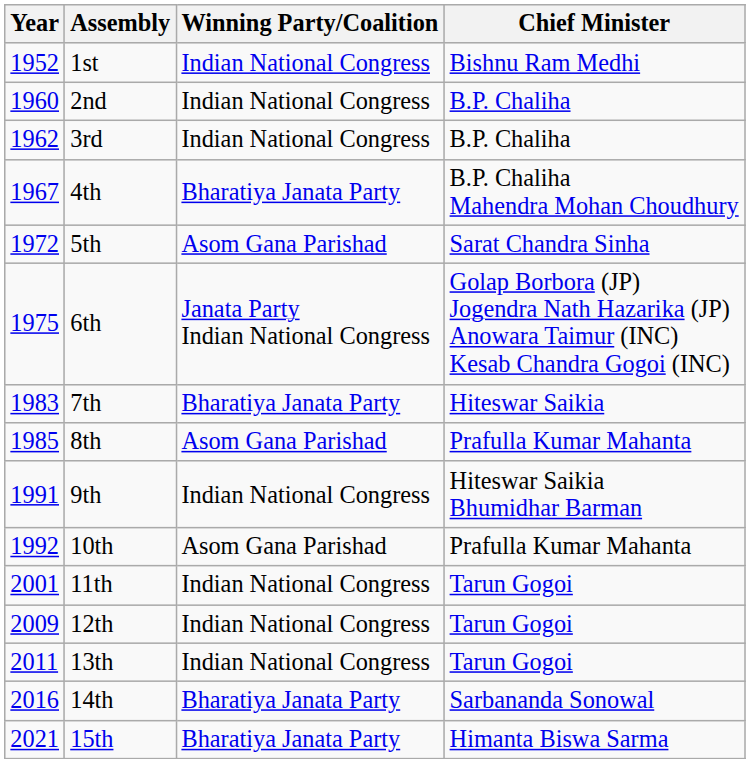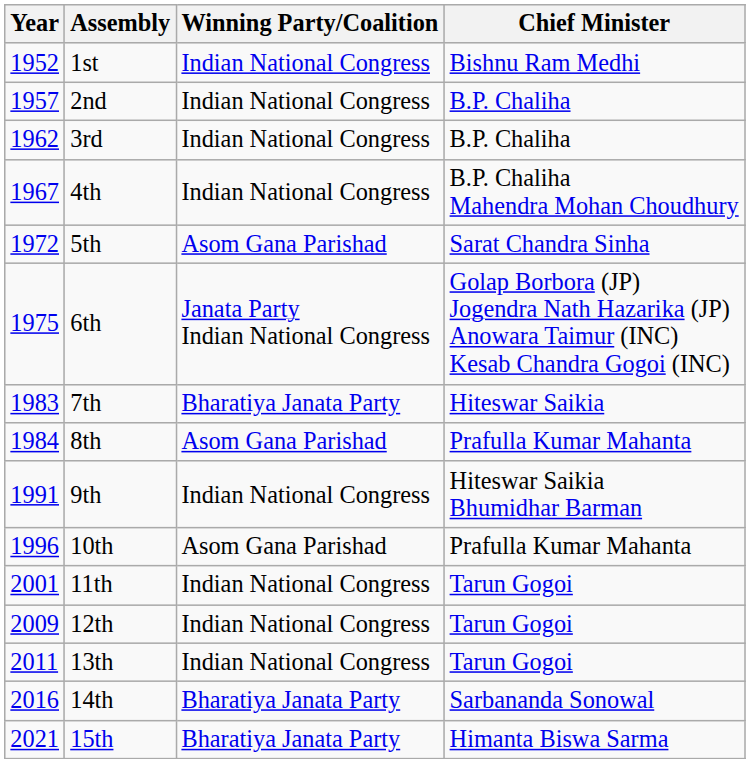(35, 100) 1960 -> (35, 100) 1957
(291, 191) Bharatiya Janata Party -> (306, 191) Indian National Congress
(35, 441) 1985 -> (35, 441) 1984
(35, 546) 1992 -> (35, 546) 1996
